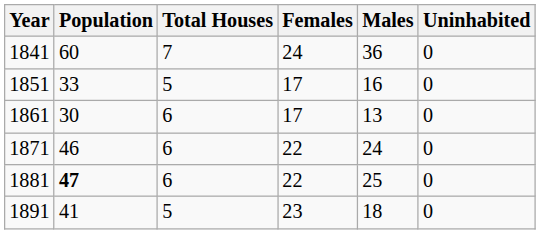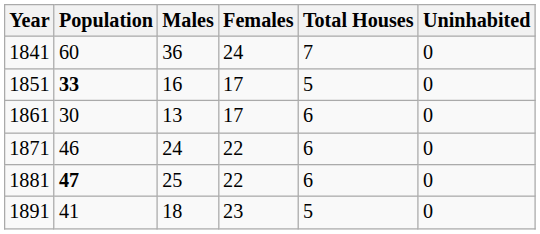columns swapped: (388, 20) <-> (218, 20)
(69, 84) normal -> (69, 84) bold
